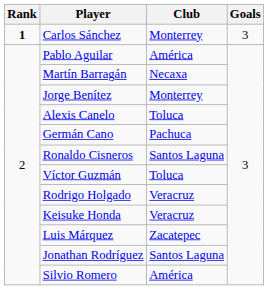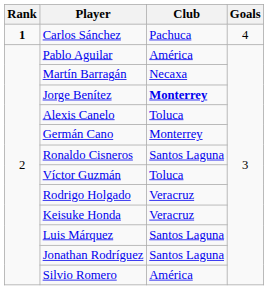(176, 34) Monterrey -> (170, 34) Pachuca
(245, 34) 3 -> (245, 34) 4
(176, 94) normal -> (178, 94) bold
(170, 134) Pachuca -> (176, 134) Monterrey
(175, 235) Zacatepec -> (187, 235) Santos Laguna
